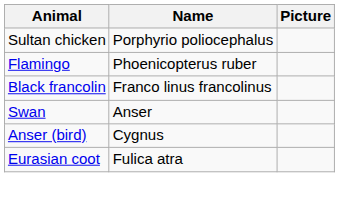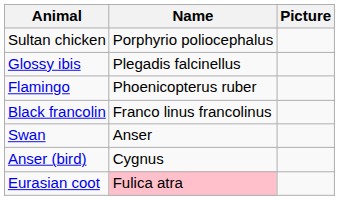+ row: (44, 64)
(148, 159) no background -> (148, 183) pink background
